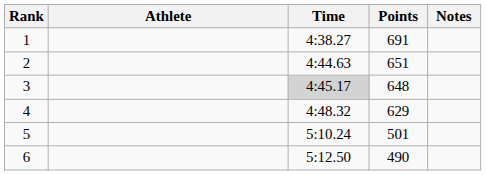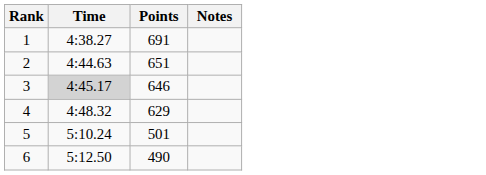- column: (168, 16)
(398, 87) 648 -> (159, 87) 646
